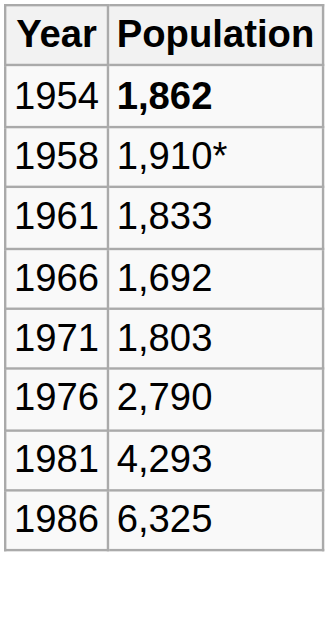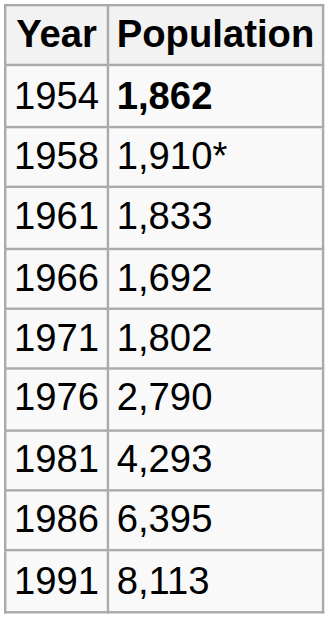(165, 338) 1,803 -> (165, 338) 1,802
(165, 519) 6,325 -> (165, 519) 6,395
+ row: (57, 580)
